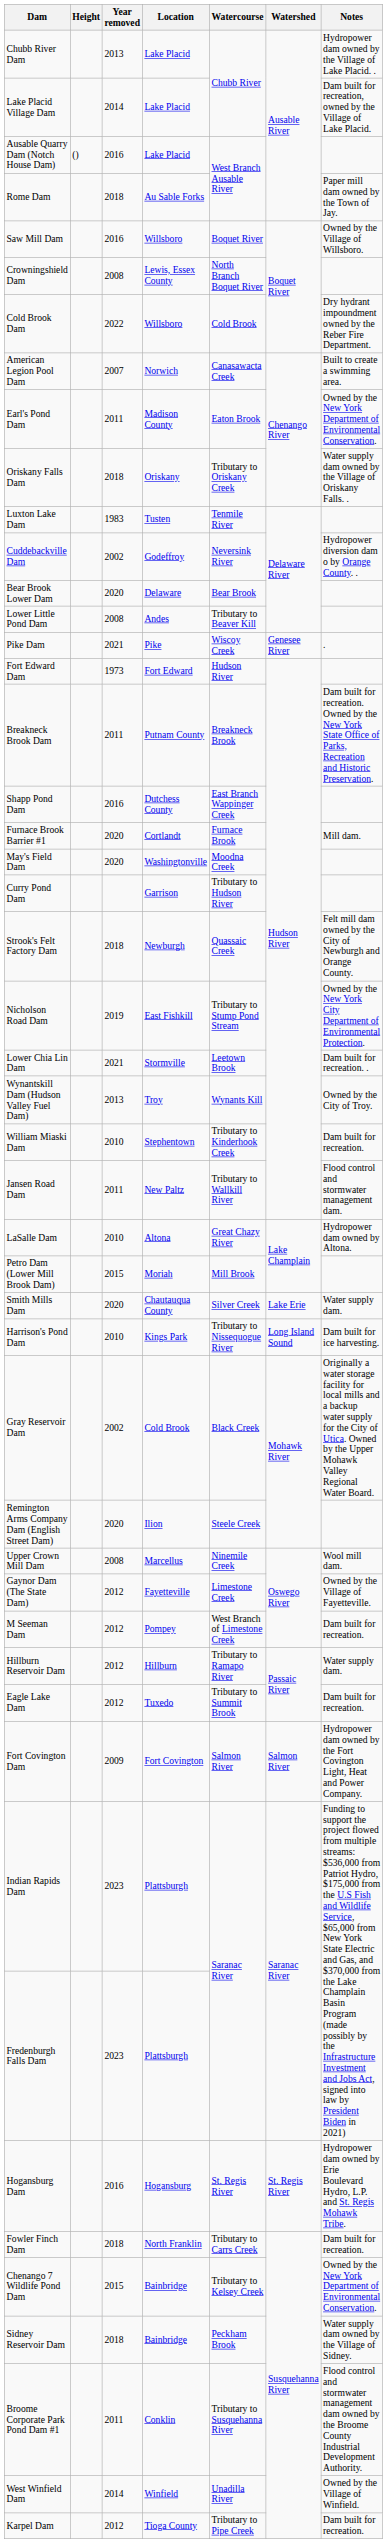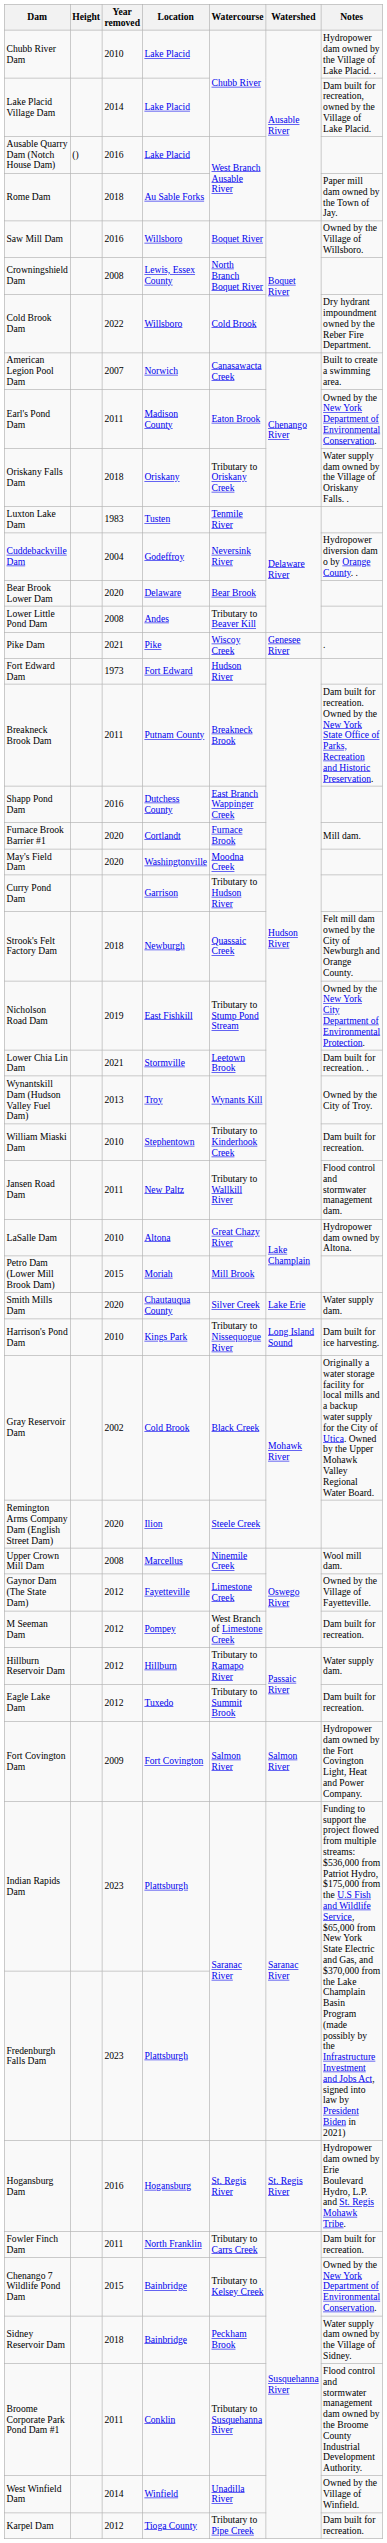(114, 54) 2013 -> (114, 54) 2010
(114, 556) 2002 -> (114, 556) 2004
(114, 2244) 2018 -> (114, 2244) 2011
